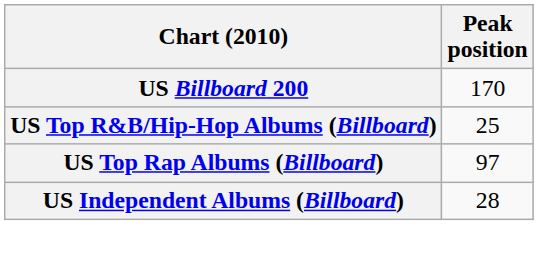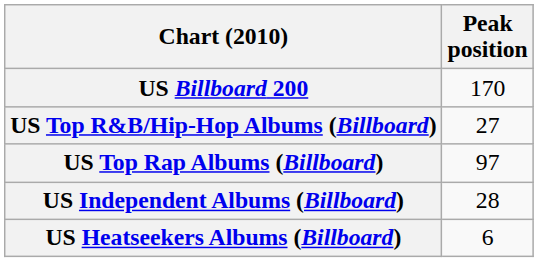(488, 125) 25 -> (488, 125) 27
+ row: (223, 237)
